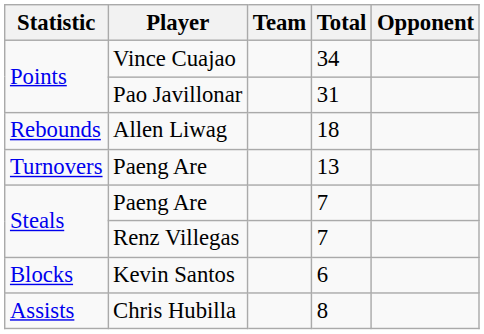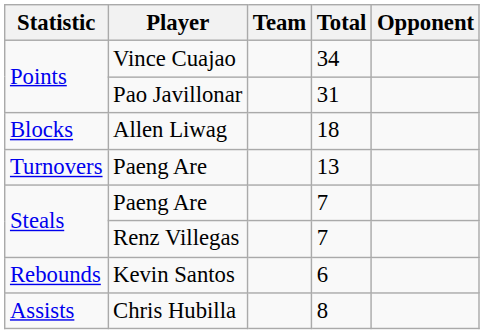(55, 130) Rebounds -> (42, 130) Blocks
(42, 274) Blocks -> (55, 274) Rebounds
